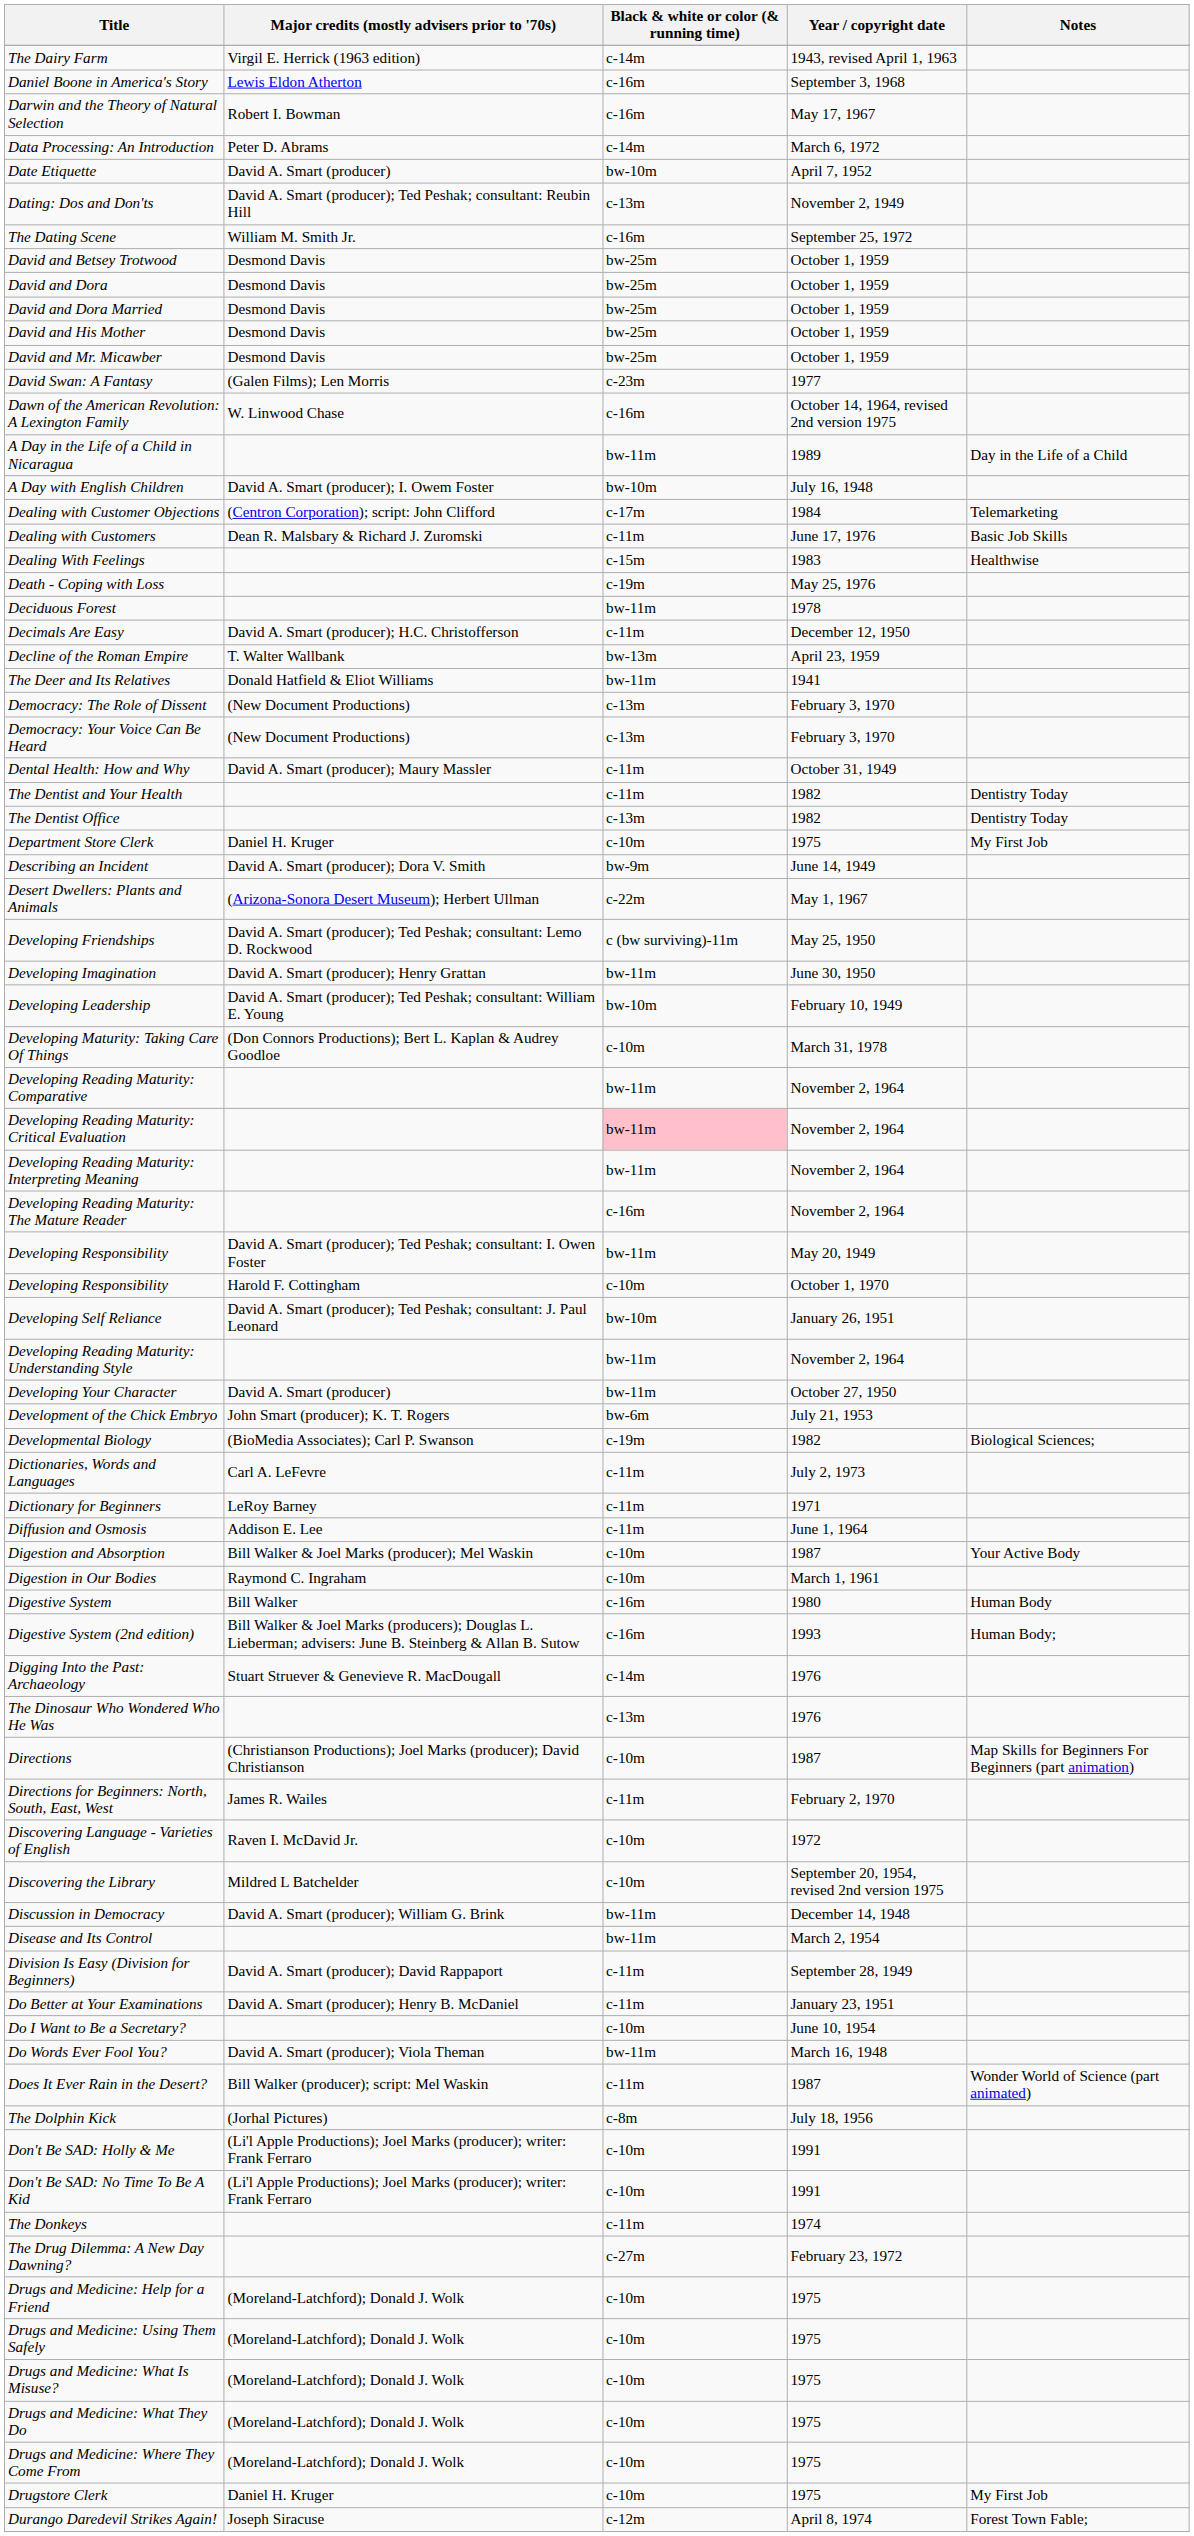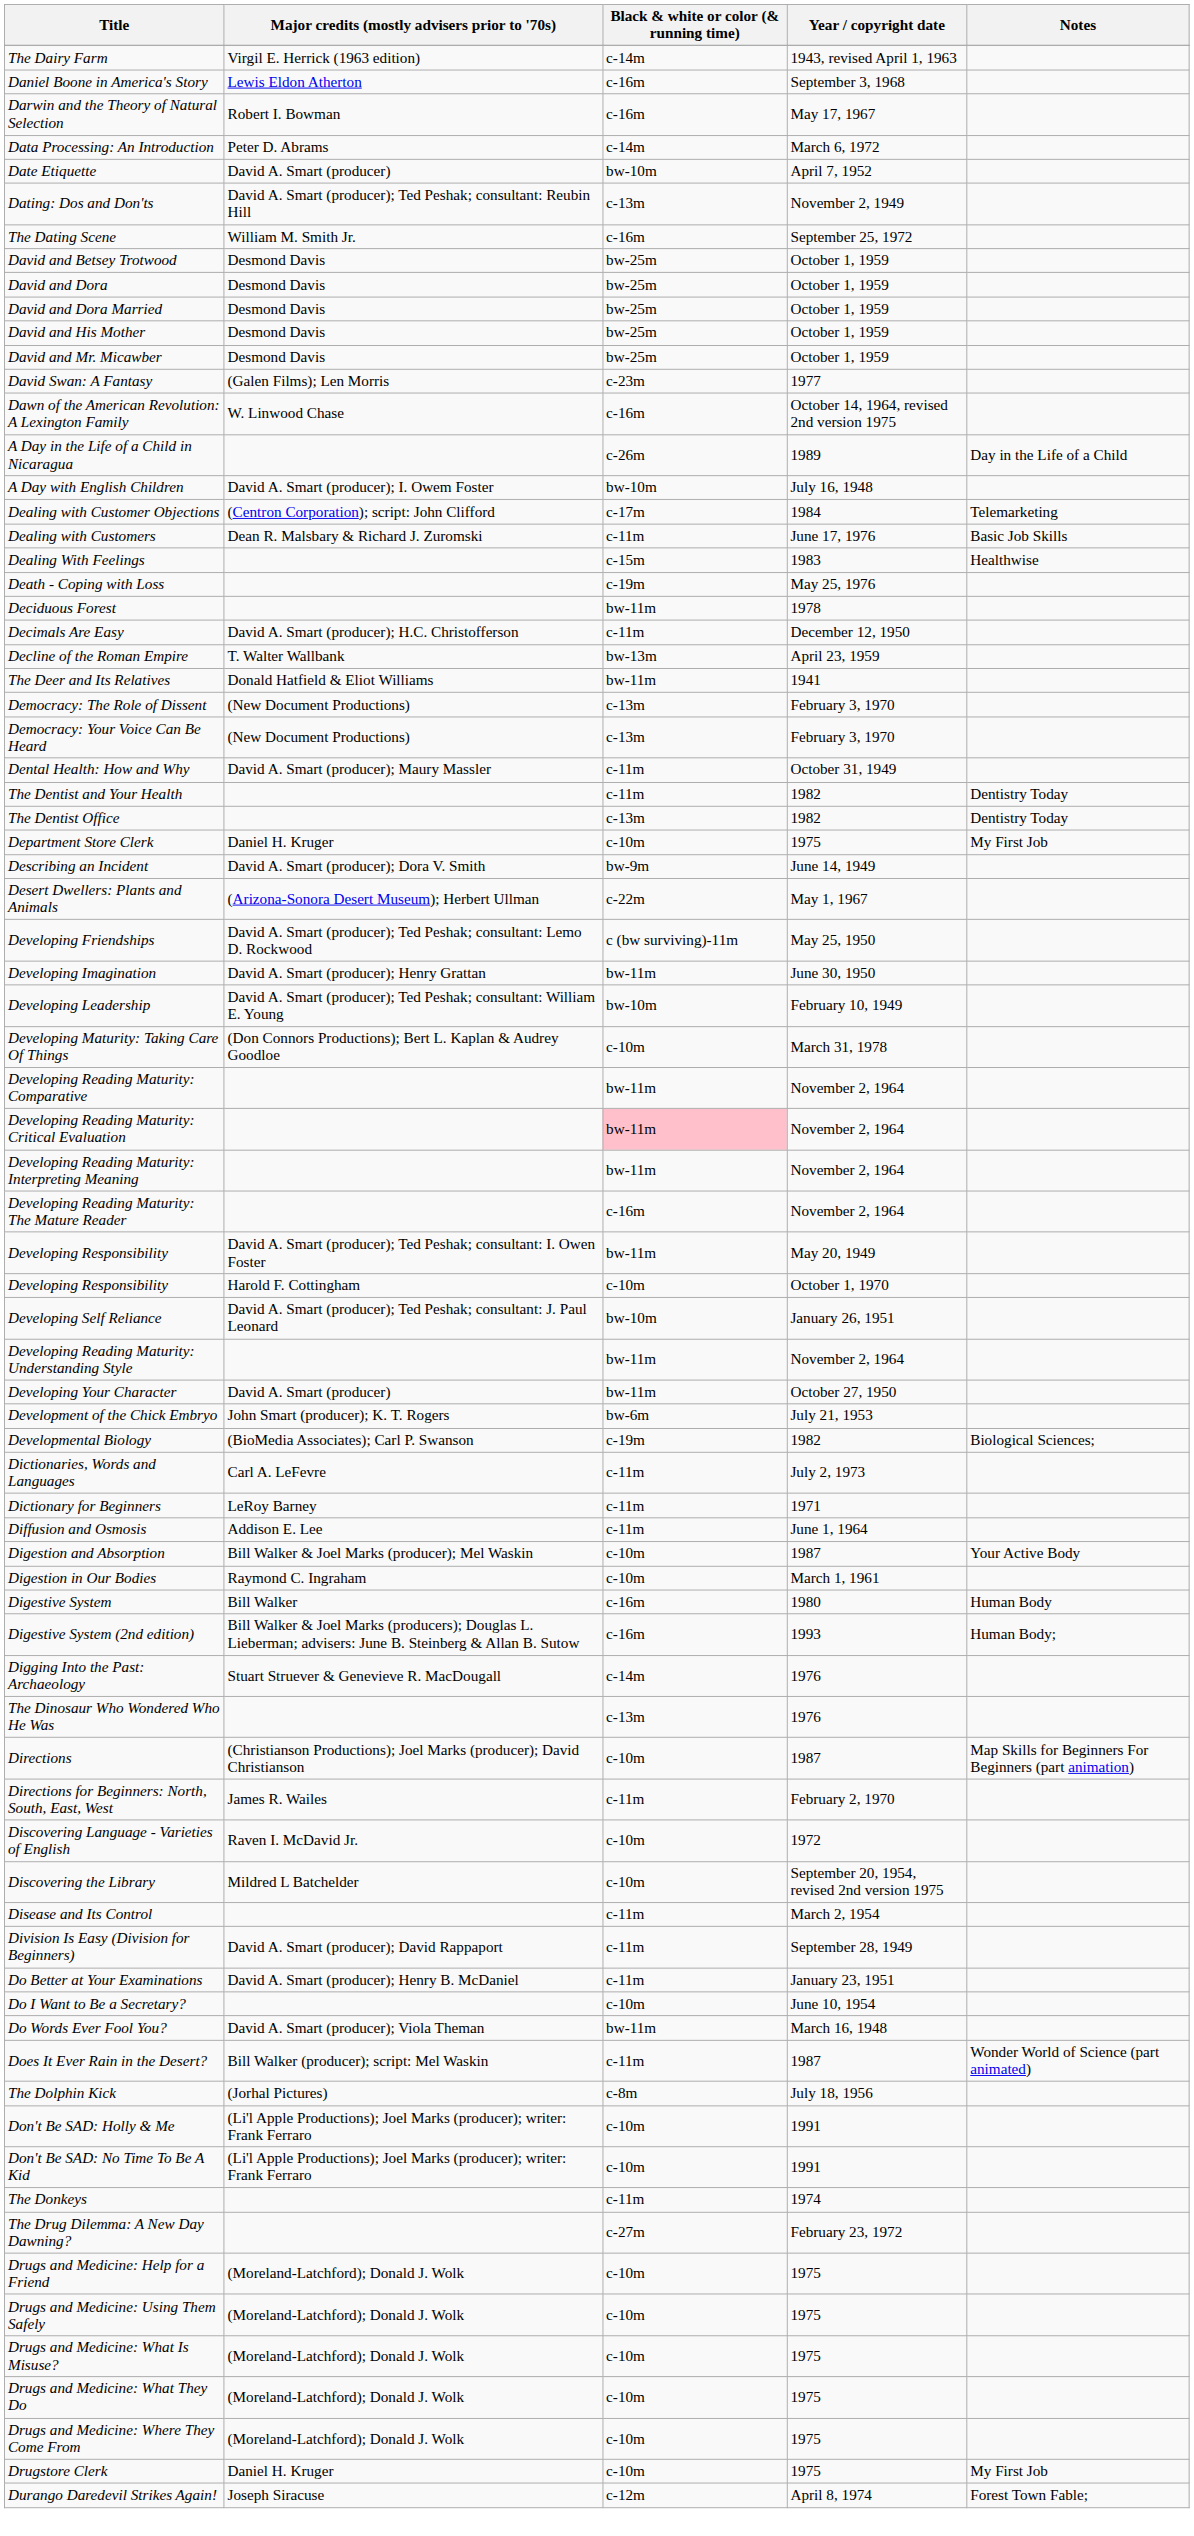(631, 455) bw-11m -> (625, 455) c-26m
- row: (86, 1914)
(631, 1938) bw-11m -> (625, 1914) c-11m
